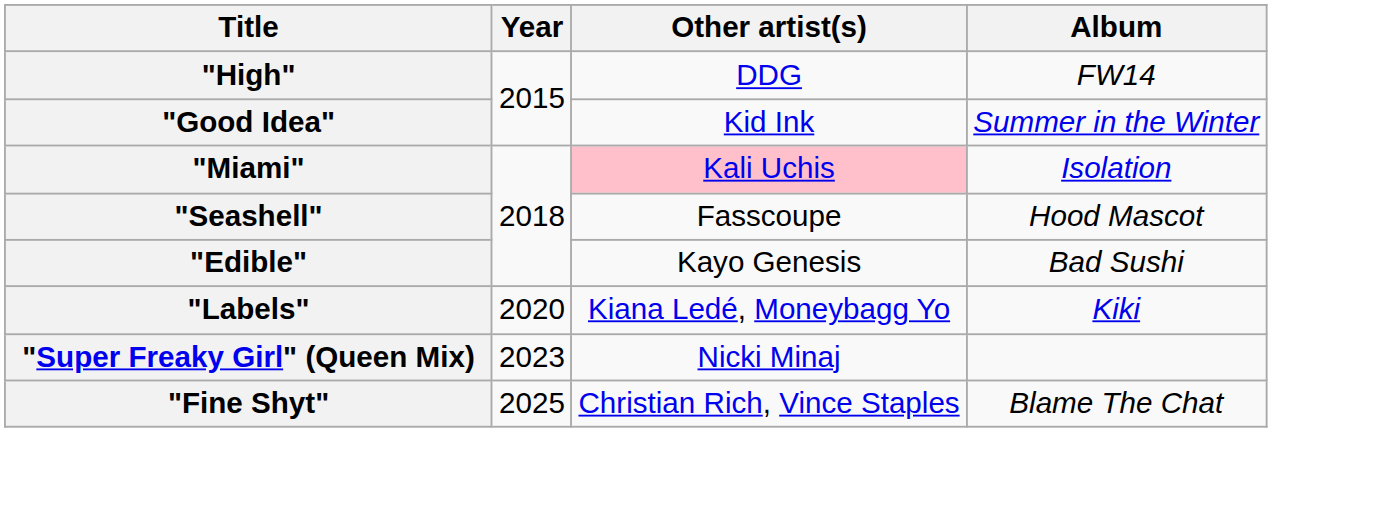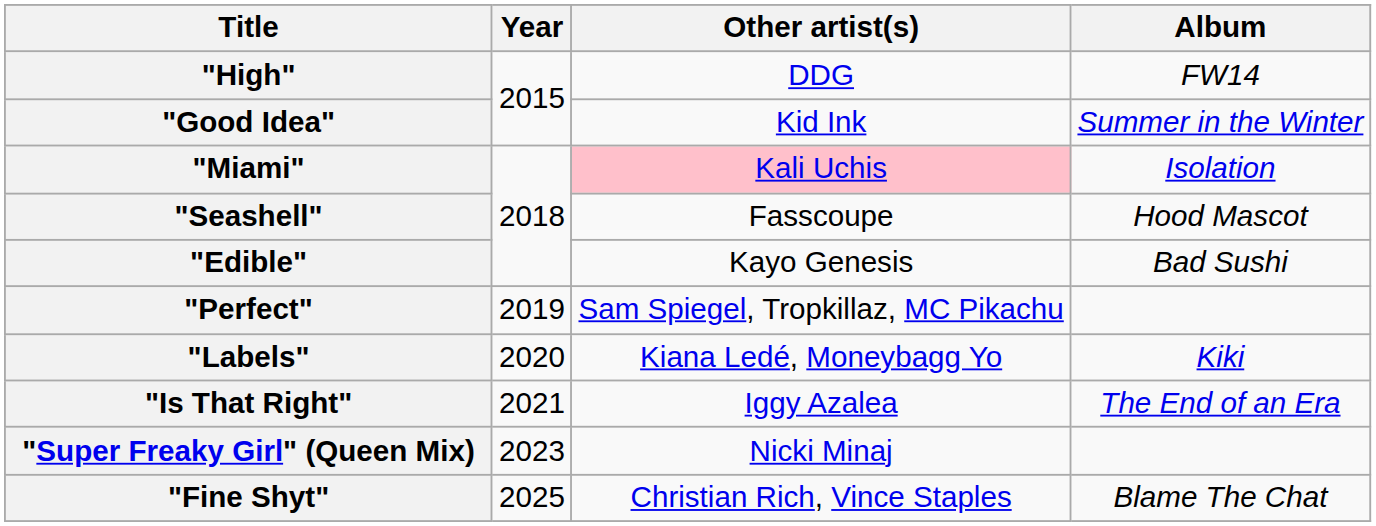+ row: (249, 309)
+ row: (249, 403)
